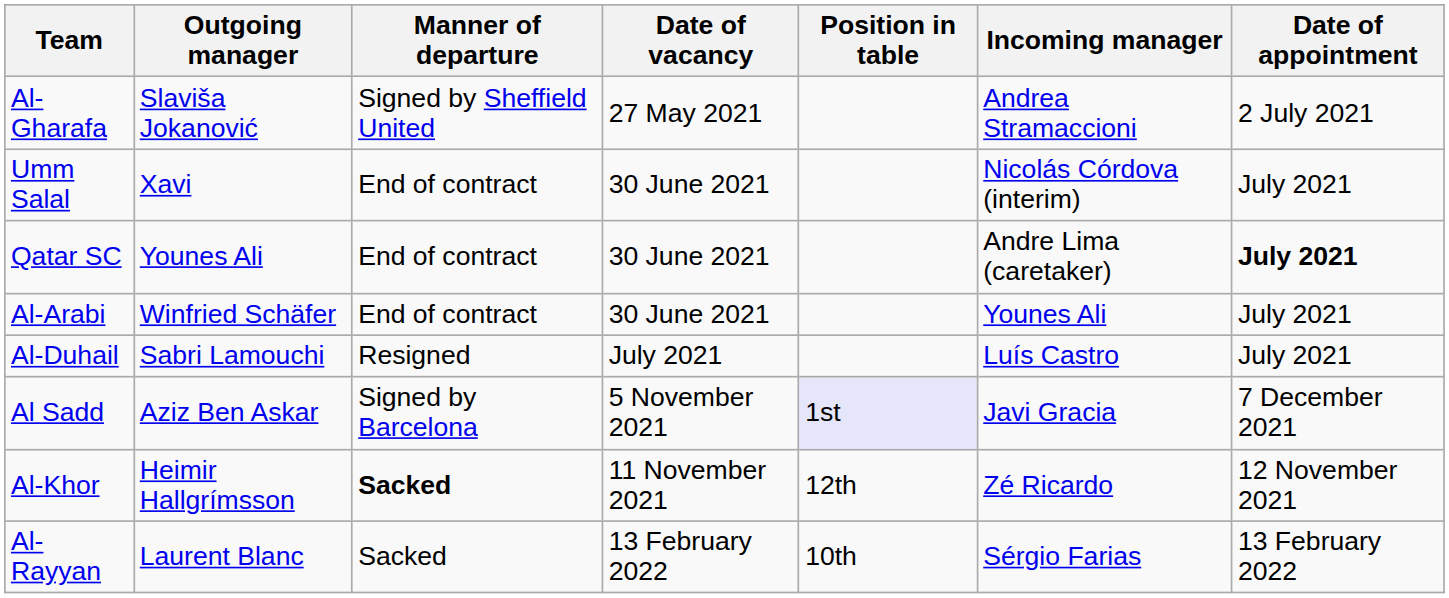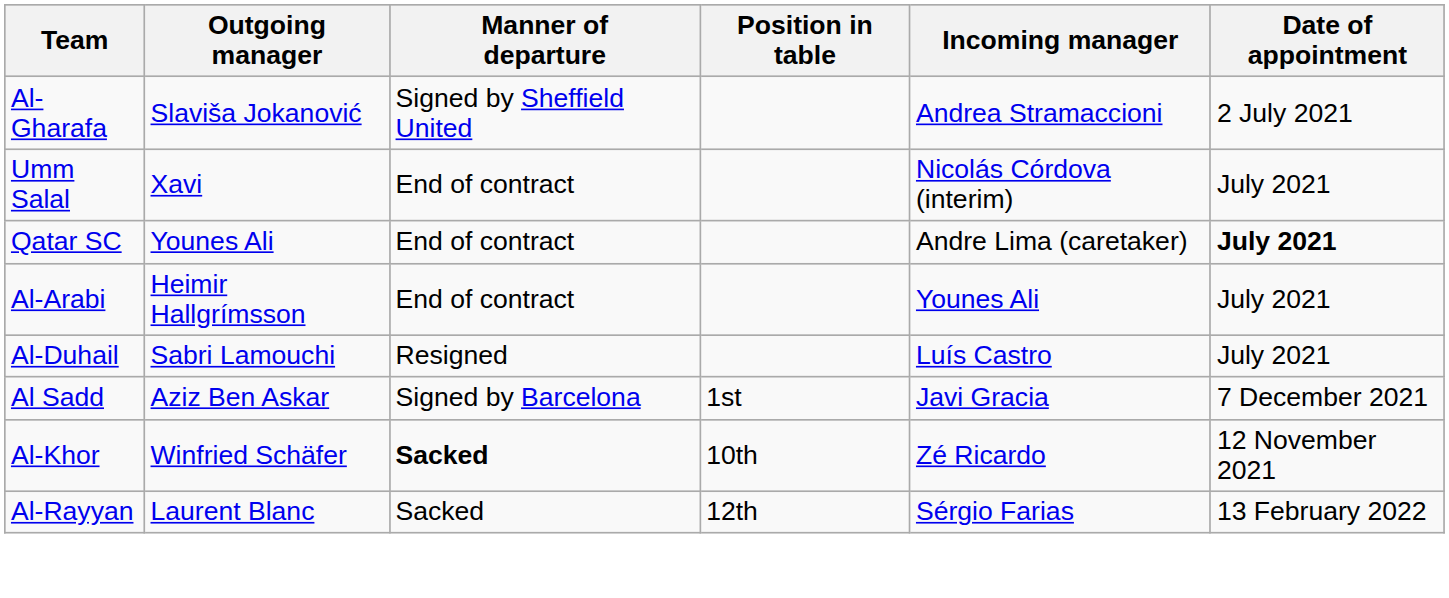- column: (701, 40)
(238, 313) Winfried Schäfer -> (228, 298) Heimir Hallgrímsson
(823, 412) lavender background -> (724, 397) no background
(217, 484) Heimir Hallgrímsson -> (249, 454) Winfried Schäfer
(831, 484) 12th -> (732, 454) 10th
(831, 556) 10th -> (732, 511) 12th
